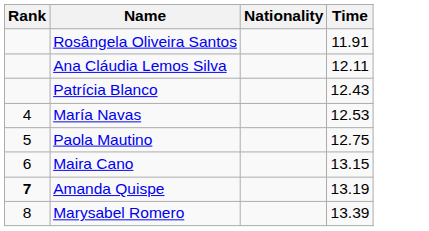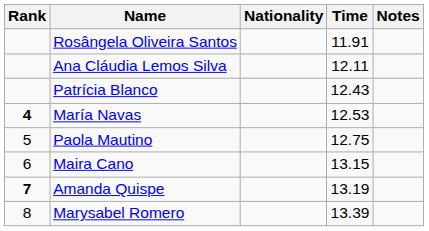+ column: (398, 16)
(27, 115) normal -> (27, 115) bold
